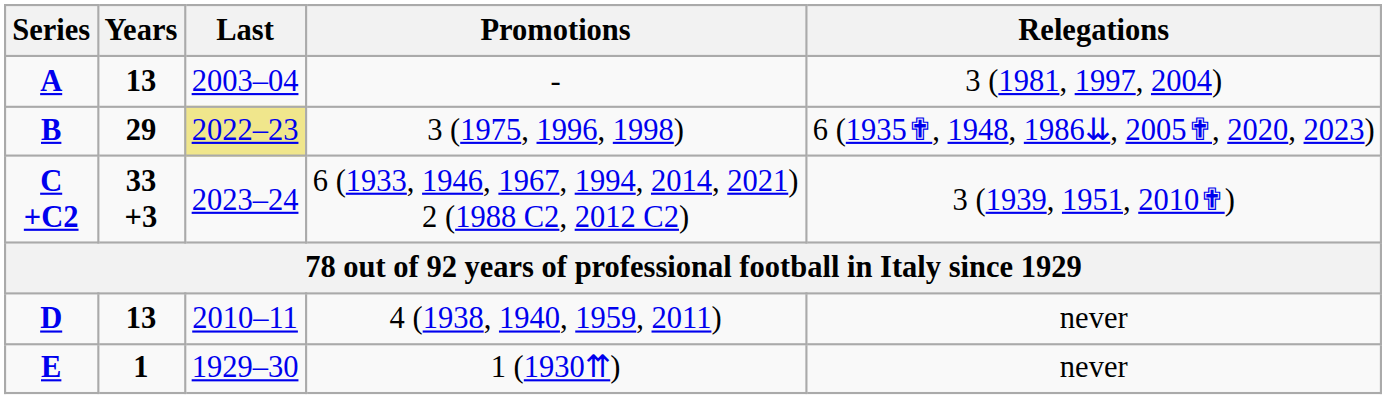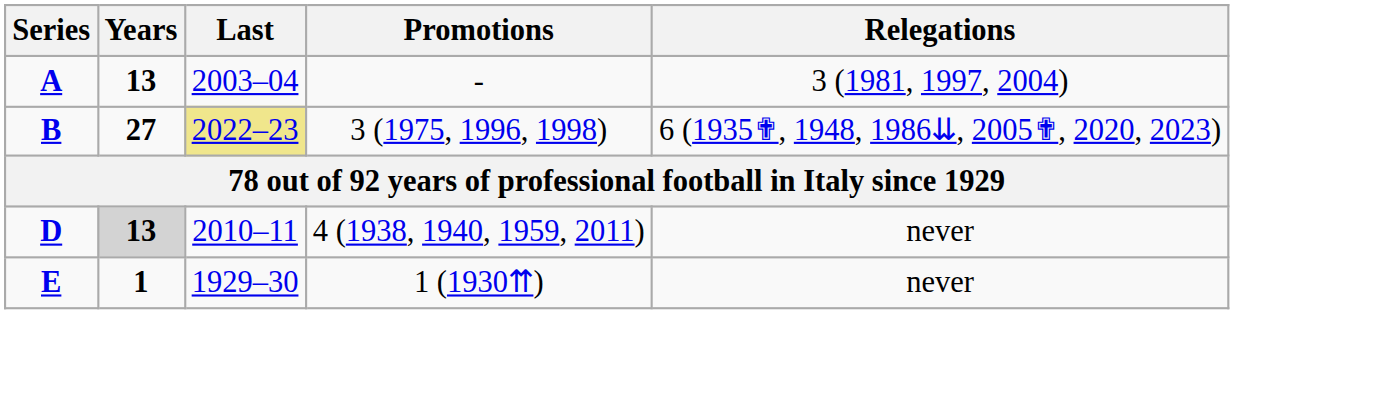(141, 130) 29 -> (141, 130) 27
- row: (51, 199)
(141, 317) no background -> (141, 231) lightgrey background
